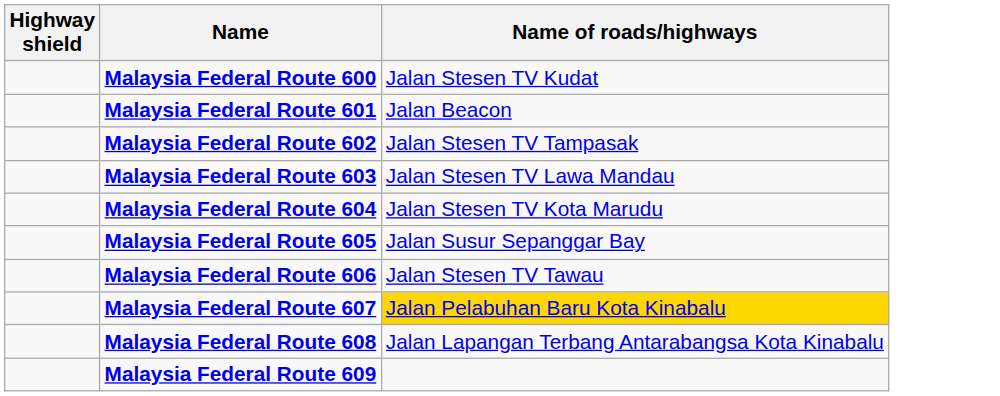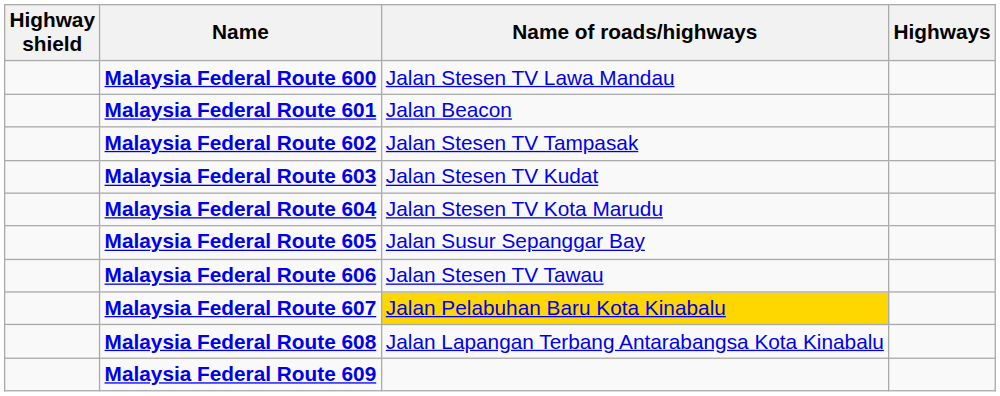+ column: (942, 32)
(492, 77) Jalan Stesen TV Kudat -> (530, 77) Jalan Stesen TV Lawa Mandau
(530, 176) Jalan Stesen TV Lawa Mandau -> (492, 176) Jalan Stesen TV Kudat
